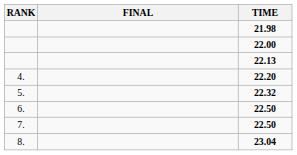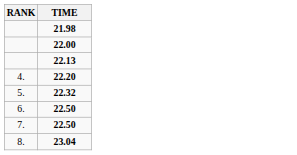- column: (138, 12)
